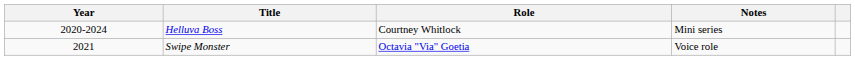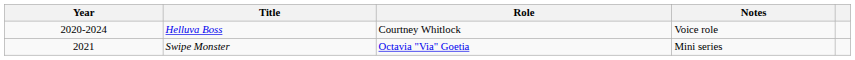(698, 30) Mini series -> (696, 30) Voice role
(696, 47) Voice role -> (698, 47) Mini series
